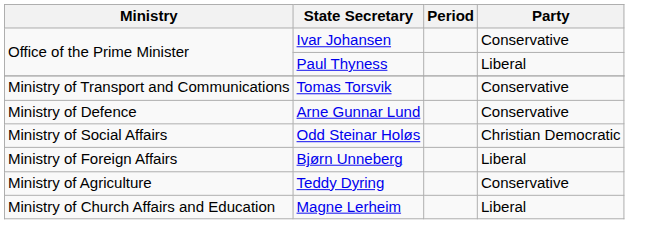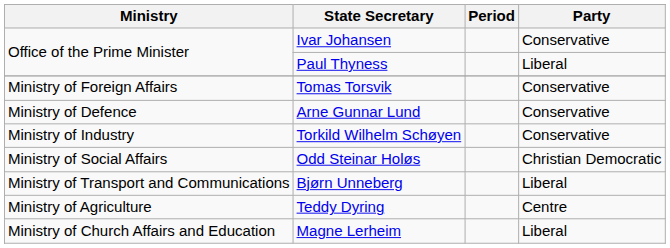(149, 87) Ministry of Transport and Communications -> (93, 87) Ministry of Foreign Affairs
+ row: (379, 135)
(93, 159) Ministry of Foreign Affairs -> (149, 183) Ministry of Transport and Communications
(525, 183) Conservative -> (544, 207) Centre
